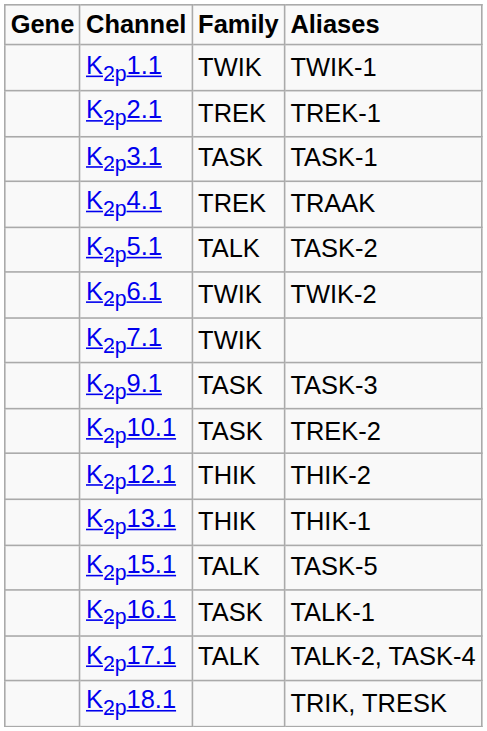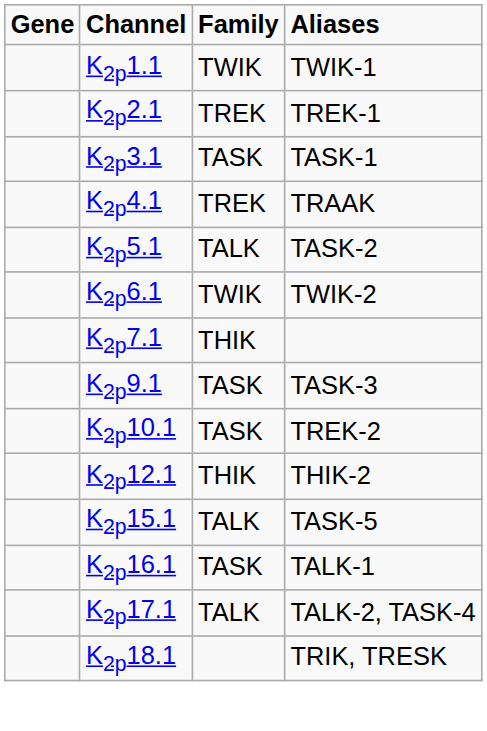(230, 340) TWIK -> (227, 340) THIK
- row: (131, 522)
